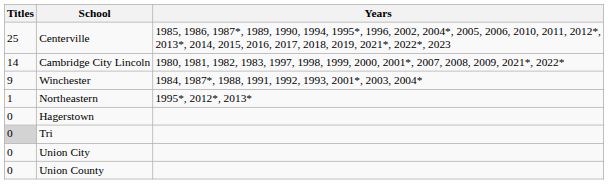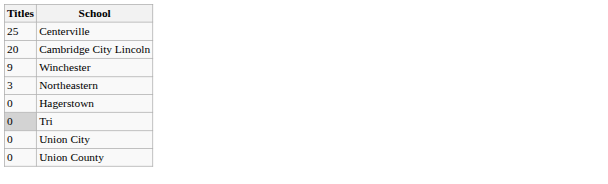- column: (378, 13)
(13, 62) 14 -> (13, 49) 20
(10, 98) 1 -> (10, 85) 3
